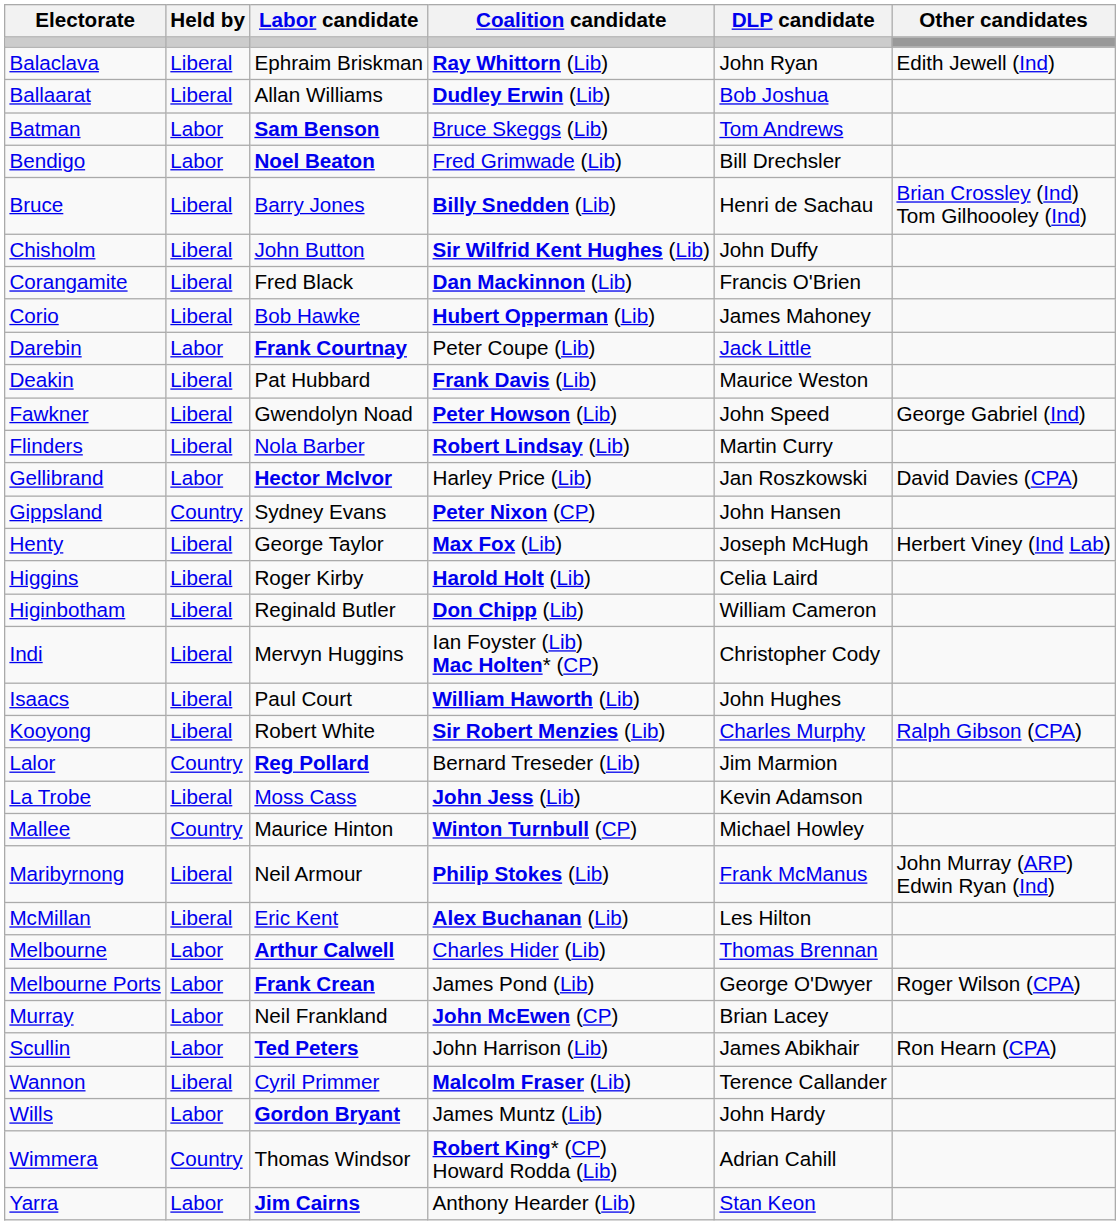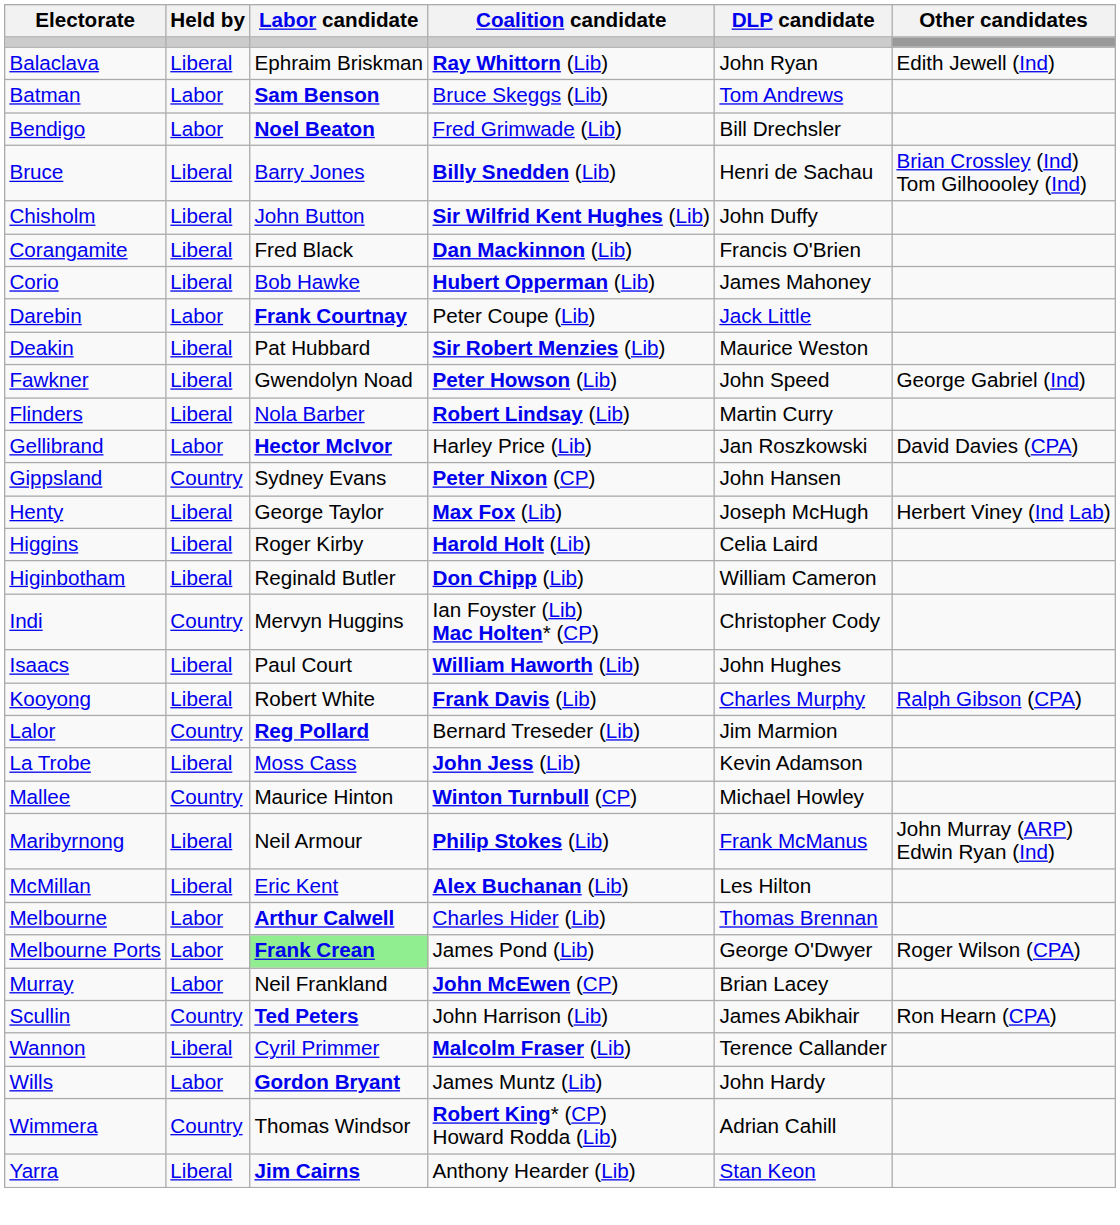- row: (50, 95)
(515, 380) Frank Davis (Lib) -> (549, 348) Sir Robert Menzies (Lib)
(201, 654) Liberal -> (206, 621) Country
(549, 731) Sir Robert Menzies (Lib) -> (515, 698) Frank Davis (Lib)
(315, 983) no background -> (315, 951) lightgreen background
(197, 1049) Labor -> (206, 1016) Country
(197, 1203) Labor -> (201, 1170) Liberal
